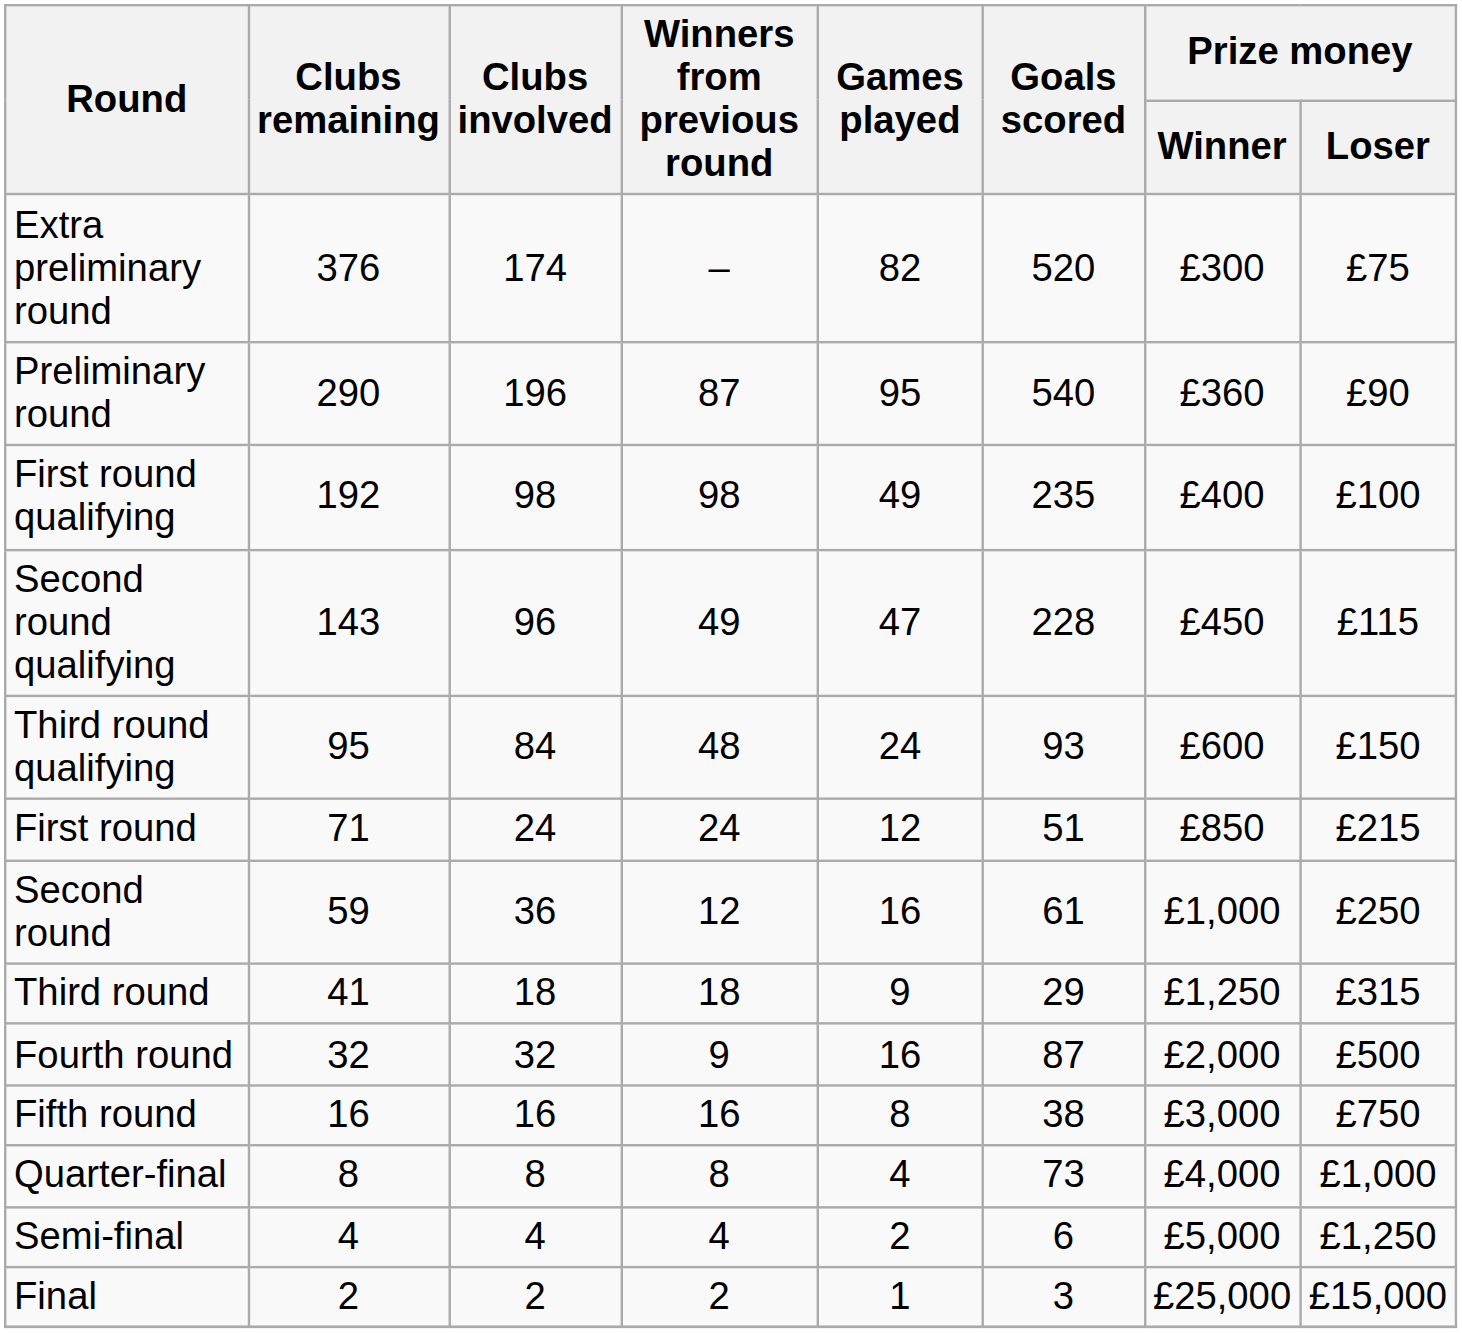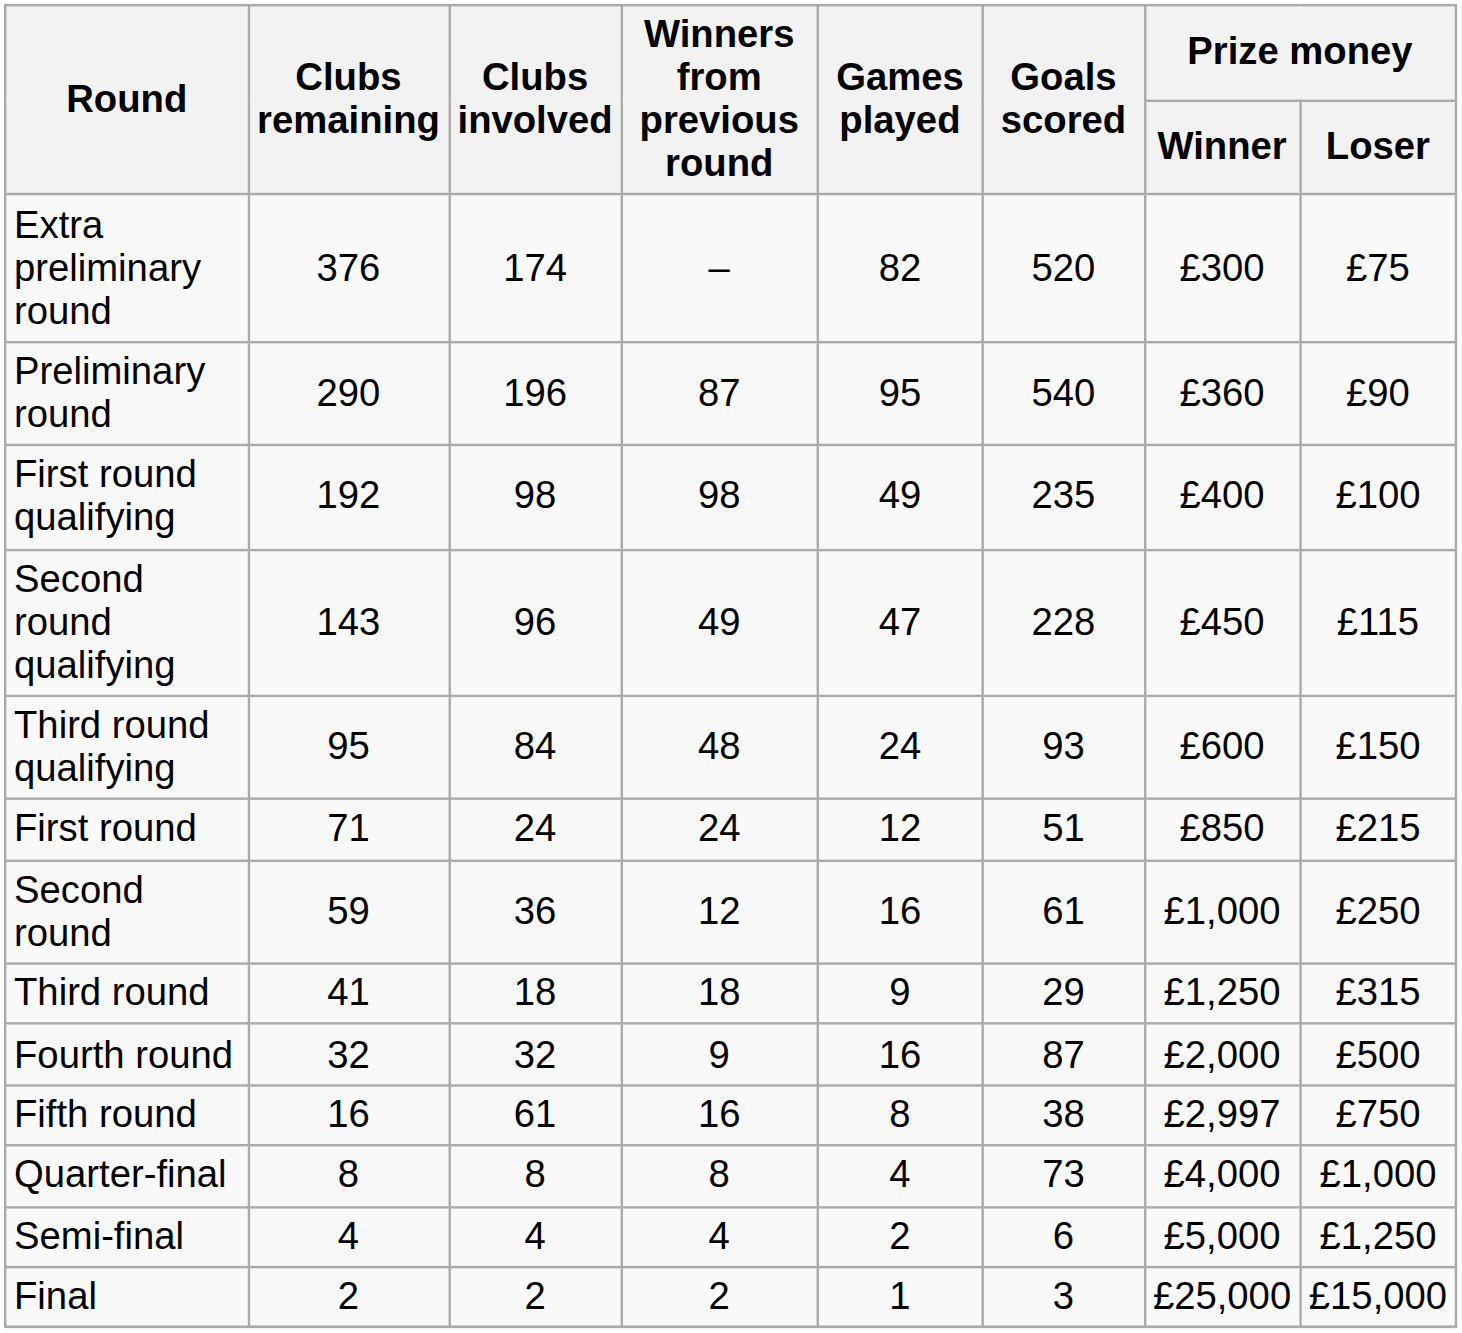(535, 1114) 16 -> (535, 1114) 61
(1222, 1114) £3,000 -> (1222, 1114) £2,997
